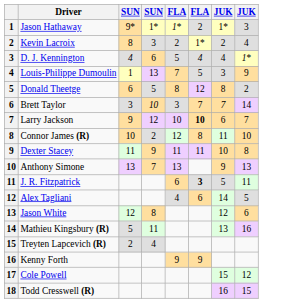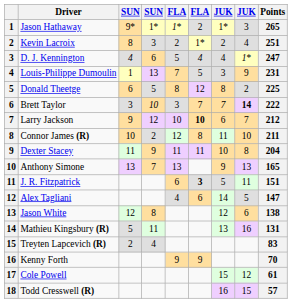+ column: (273, 11)
(246, 104) normal -> (246, 104) bold
